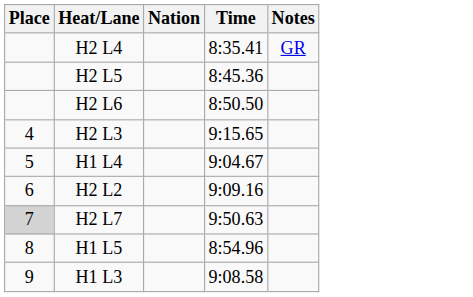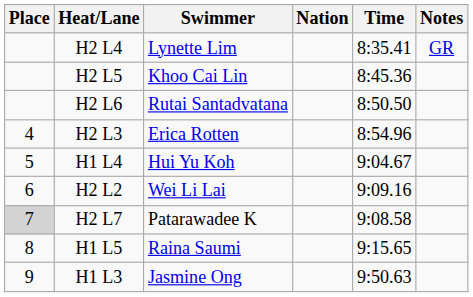+ column: (218, 18)
(236, 133) 9:15.65 -> (384, 133) 8:54.96
(236, 219) 9:50.63 -> (384, 219) 9:08.58
(236, 248) 8:54.96 -> (384, 248) 9:15.65
(236, 276) 9:08.58 -> (384, 276) 9:50.63
